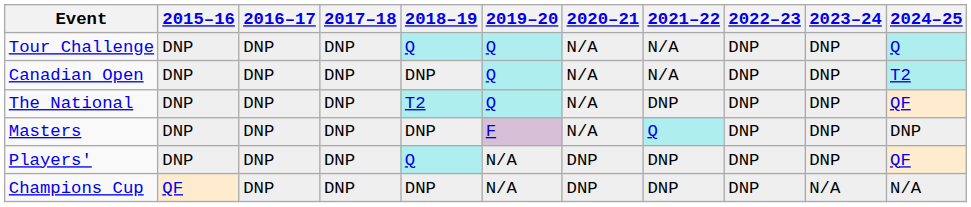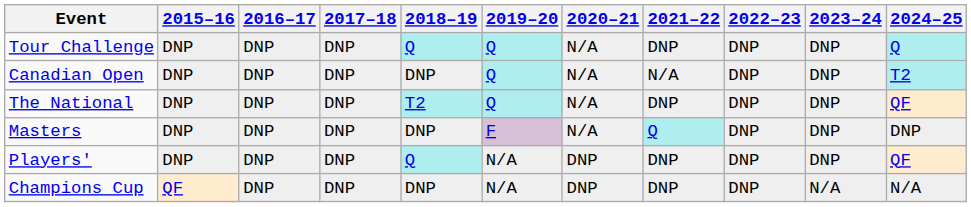(663, 47) N/A -> (663, 47) DNP
